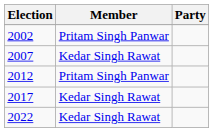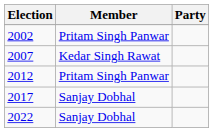(109, 96) Kedar Singh Rawat -> (97, 96) Sanjay Dobhal
(109, 117) Kedar Singh Rawat -> (97, 117) Sanjay Dobhal
